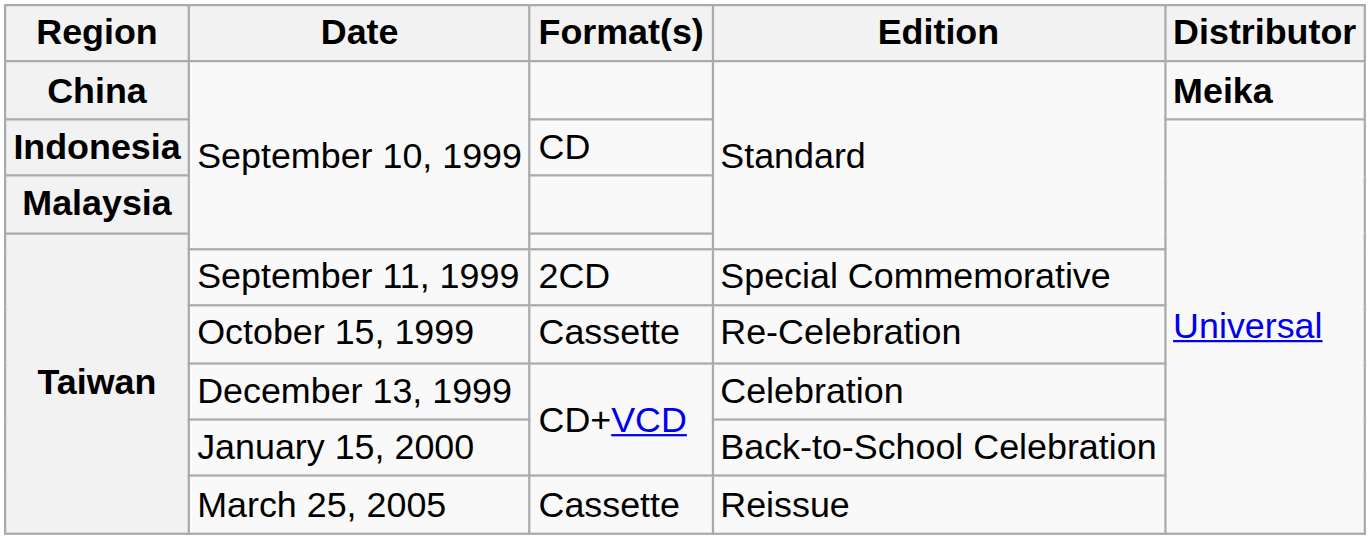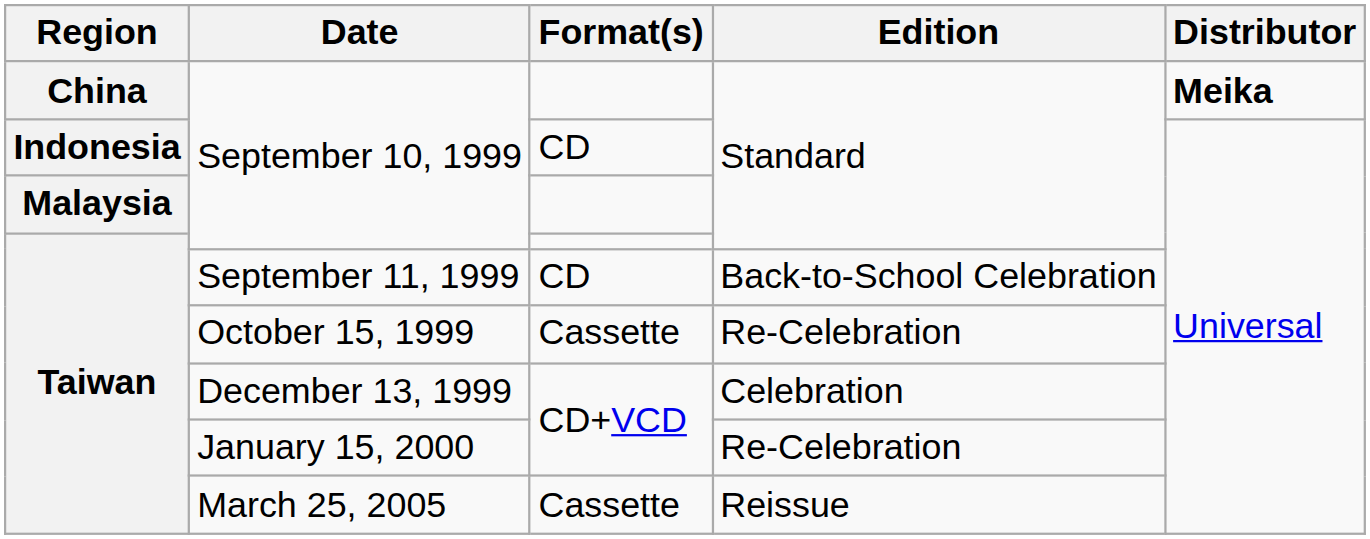(574, 276) 2CD -> (564, 276) CD
(916, 276) Special Commemorative -> (938, 276) Back-to-School Celebration
(938, 447) Back-to-School Celebration -> (841, 447) Re-Celebration
